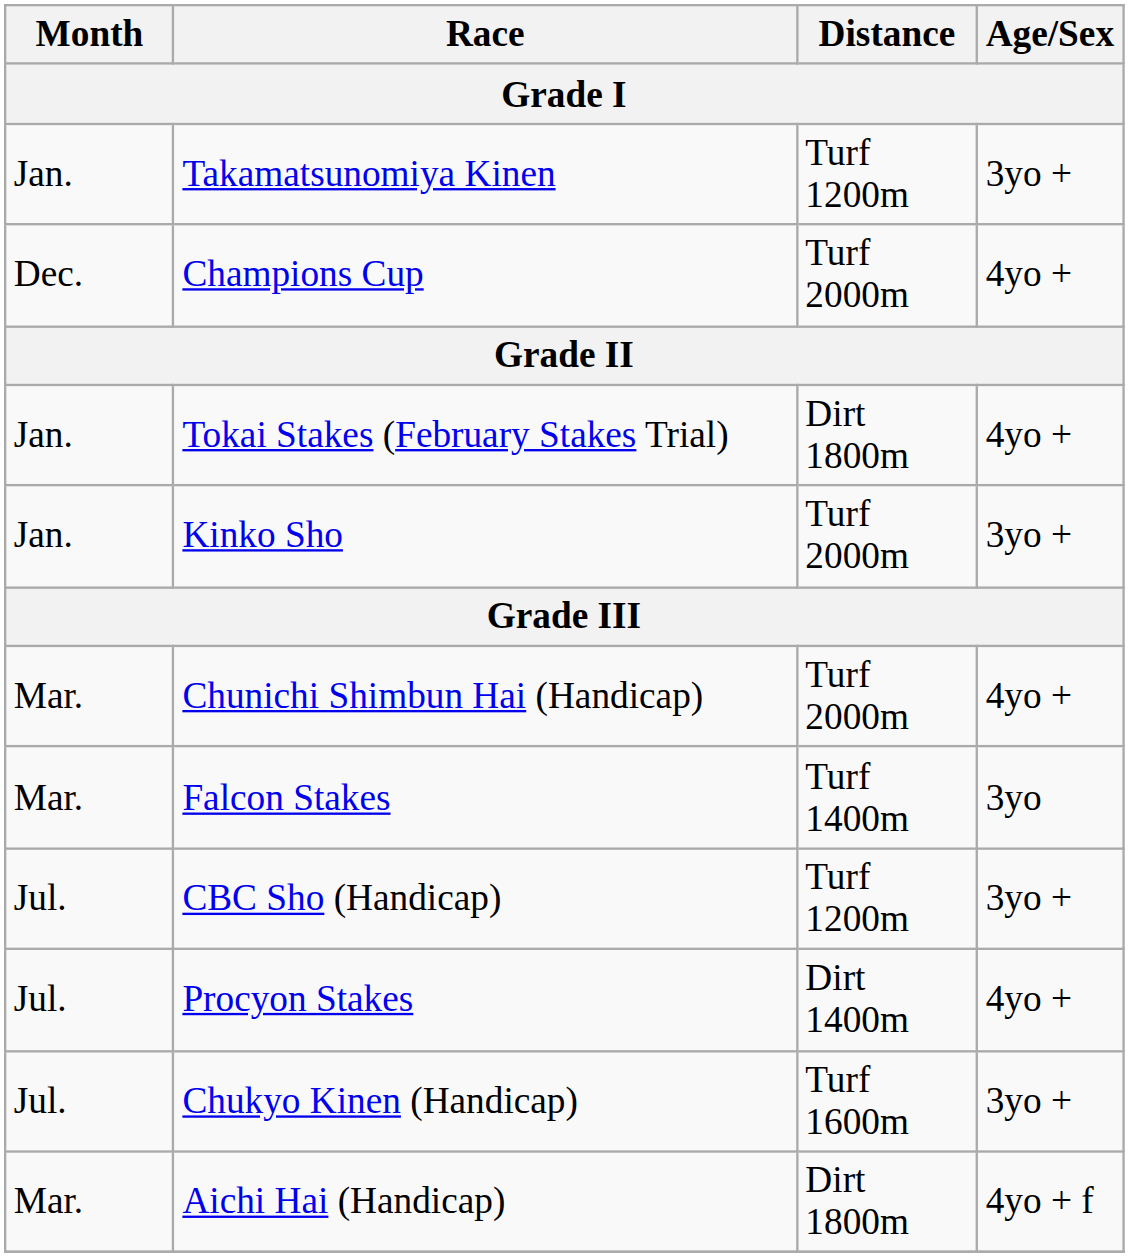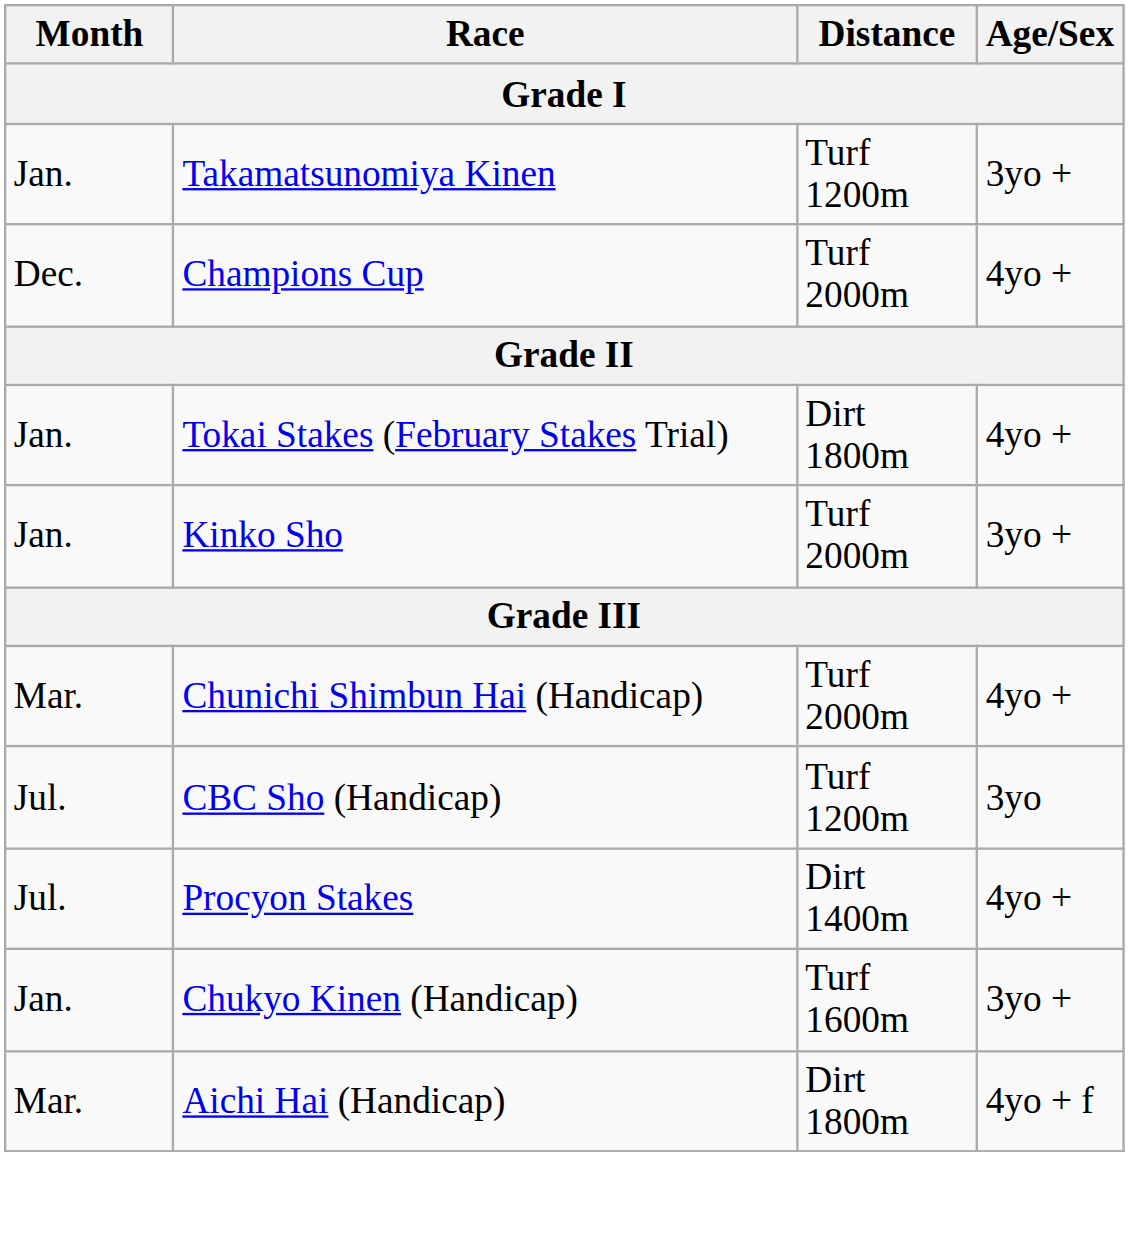- row: (286, 796)
(1029, 897) 3yo + -> (1014, 796) 3yo
(40, 1100) Jul. -> (43, 998) Jan.
